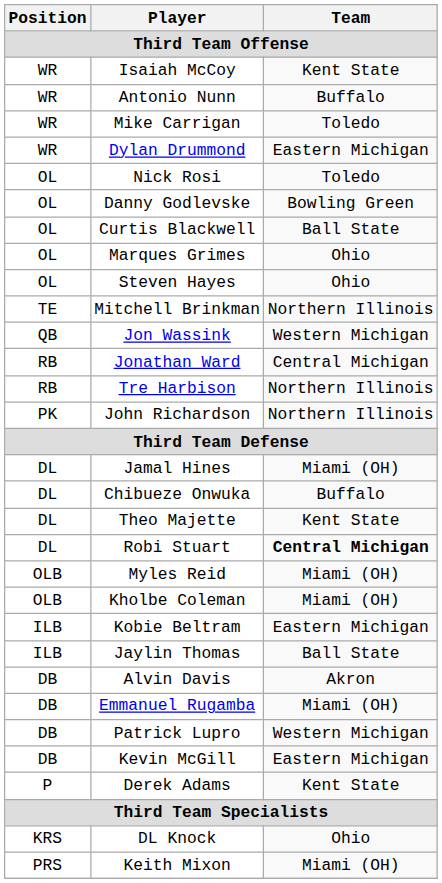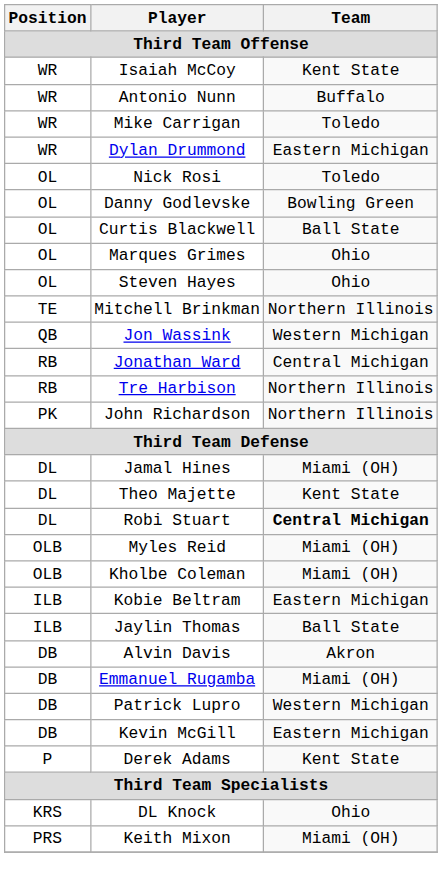- row: (177, 495)
